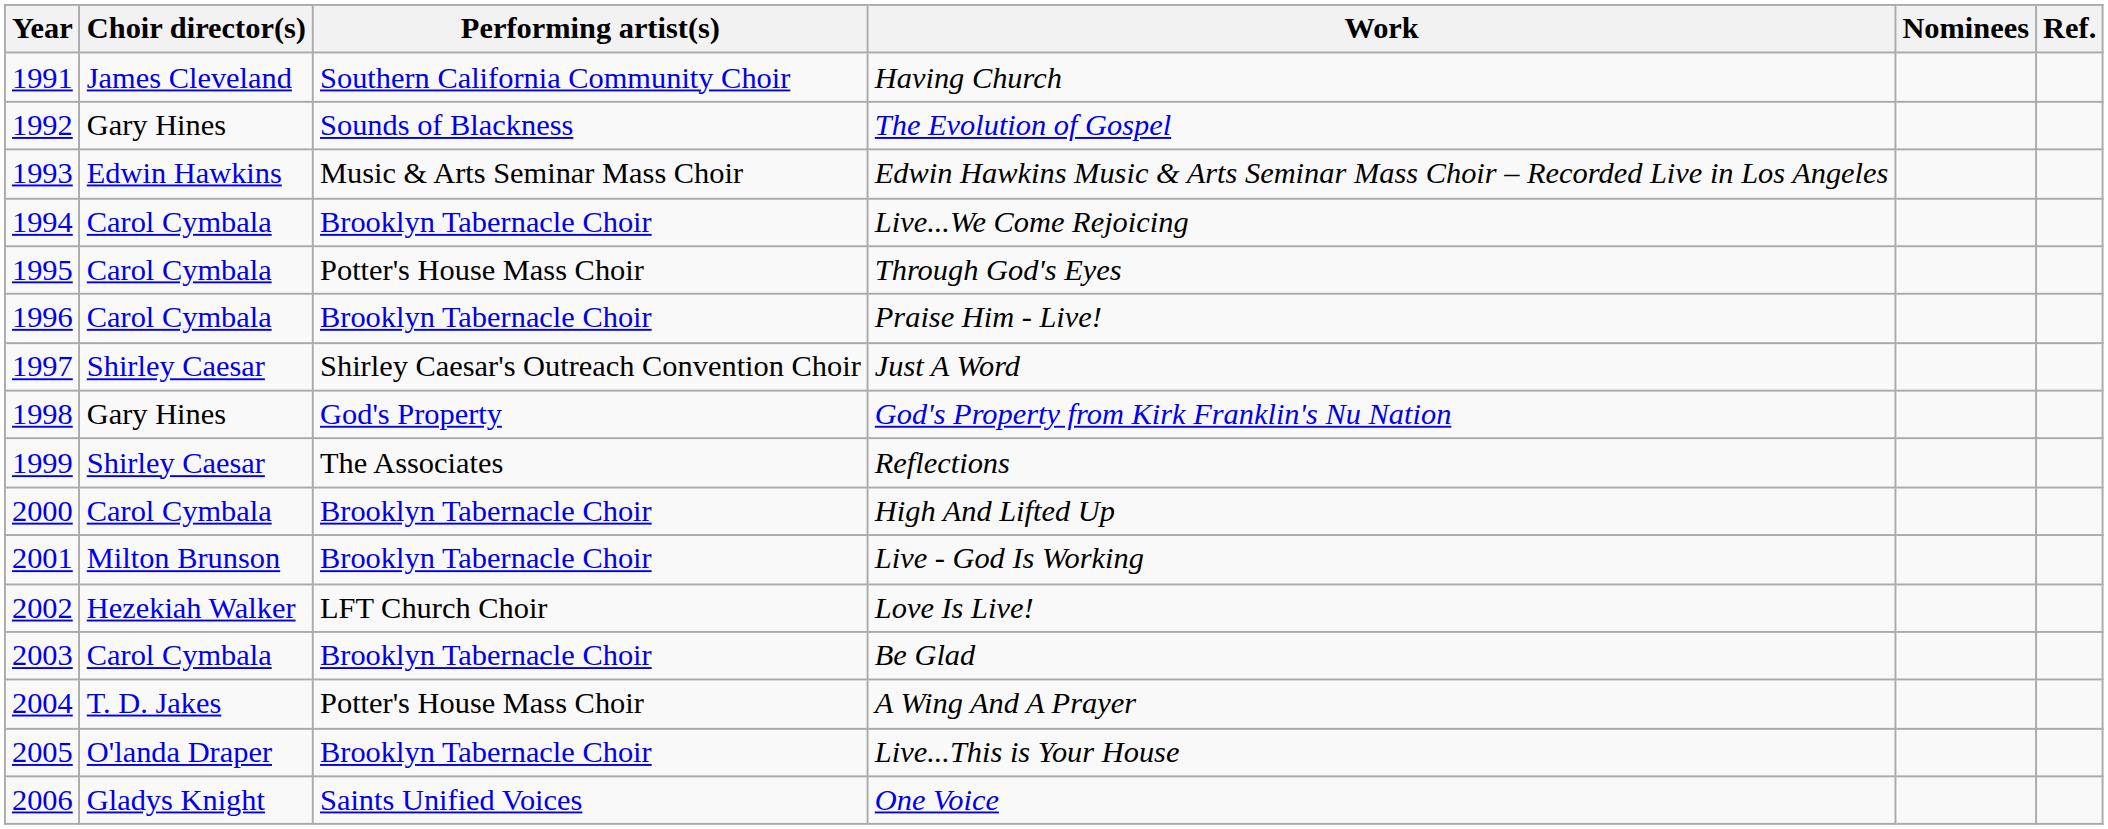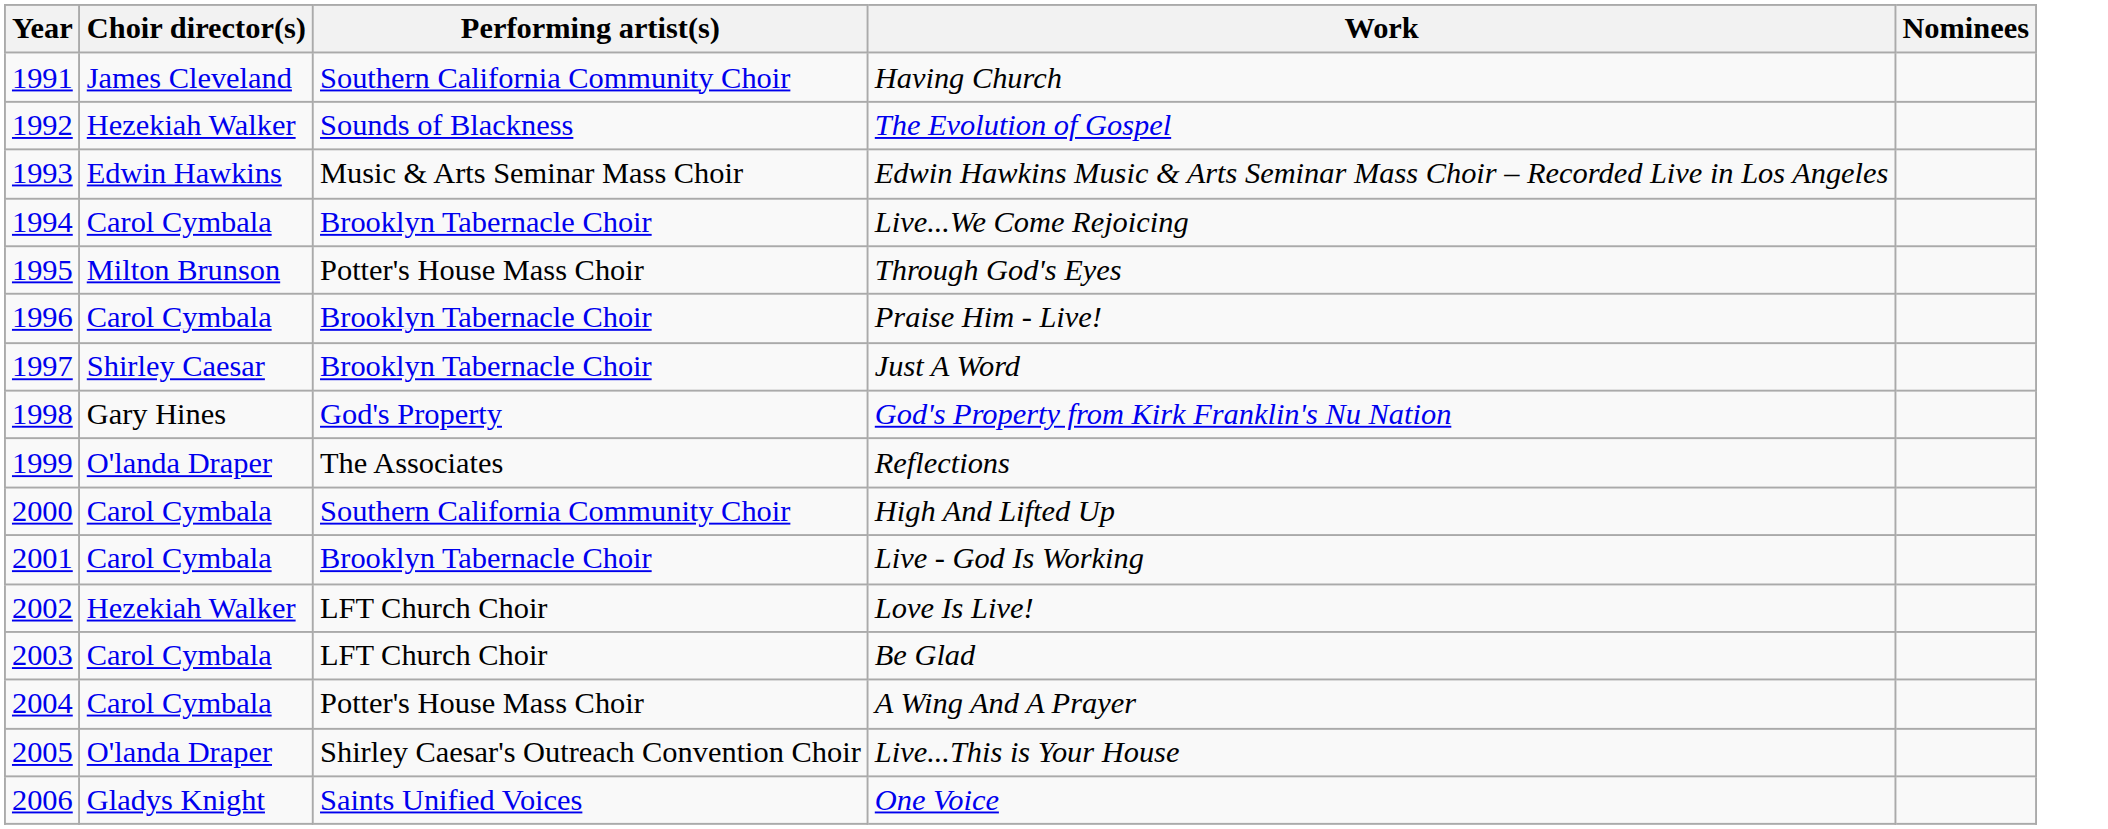- column: (2070, 28)
(156, 125) Gary Hines -> (191, 125) Hezekiah Walker
(179, 269) Carol Cymbala -> (183, 269) Milton Brunson
(590, 366) Shirley Caesar's Outreach Convention Choir -> (486, 366) Brooklyn Tabernacle Choir
(176, 462) Shirley Caesar -> (179, 462) O'landa Draper
(486, 510) Brooklyn Tabernacle Choir -> (555, 510) Southern California Community Choir
(183, 558) Milton Brunson -> (179, 558) Carol Cymbala
(486, 655) Brooklyn Tabernacle Choir -> (434, 655) LFT Church Choir
(154, 703) T. D. Jakes -> (179, 703) Carol Cymbala
(486, 751) Brooklyn Tabernacle Choir -> (590, 751) Shirley Caesar's Outreach Convention Choir
